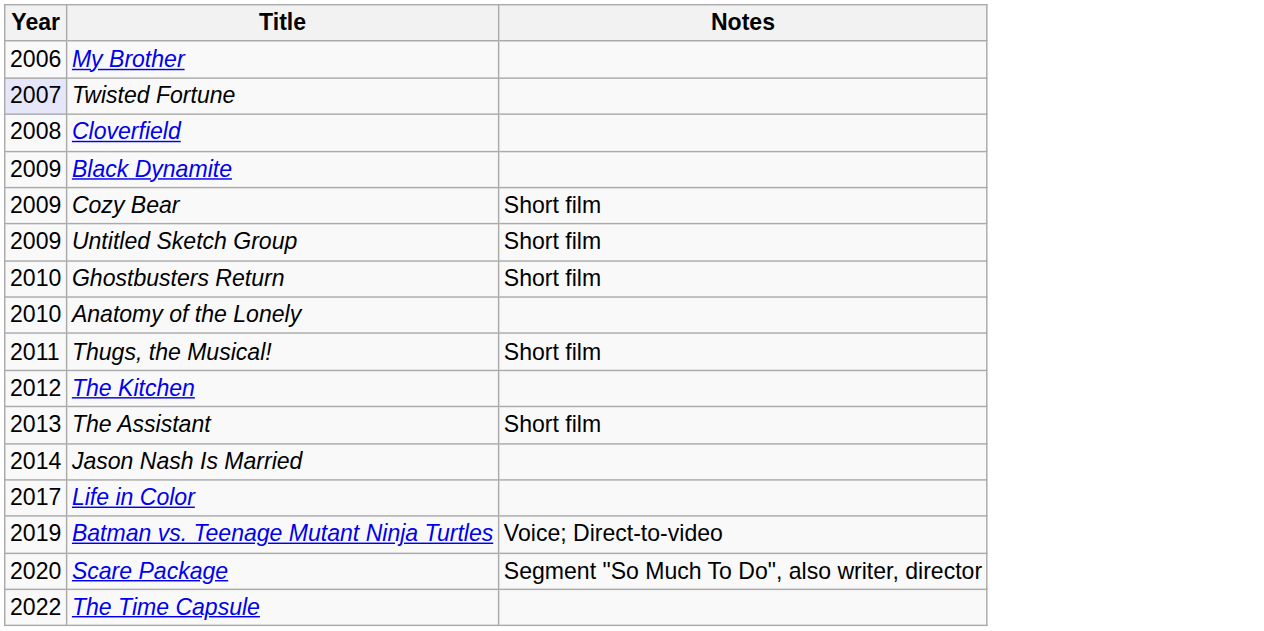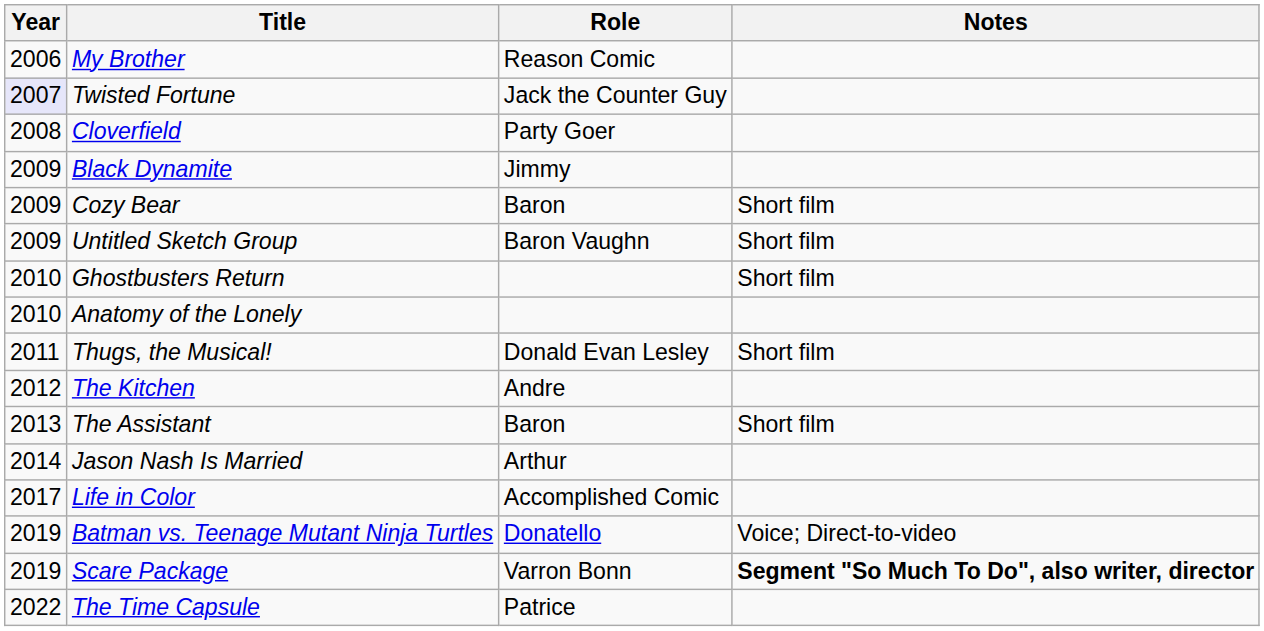+ column: (615, 22)
(36, 570) 2020 -> (36, 570) 2019
(743, 570) normal -> (996, 570) bold
